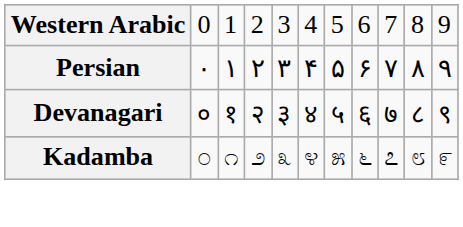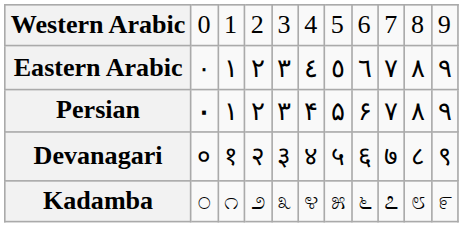+ row: (98, 67)
(205, 68) normal -> (205, 111) bold
